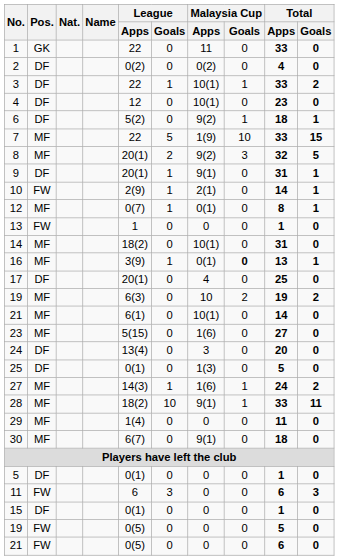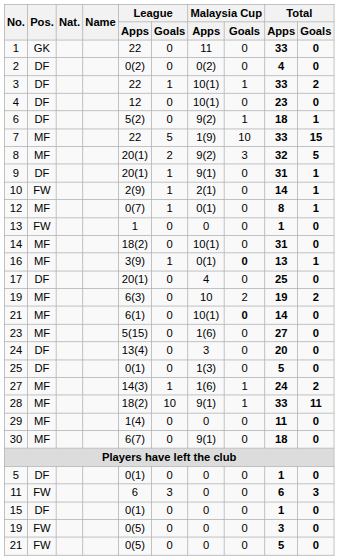(245, 315) normal -> (245, 315) bold
(281, 528) 5 -> (281, 528) 3
(281, 546) 6 -> (281, 546) 5
